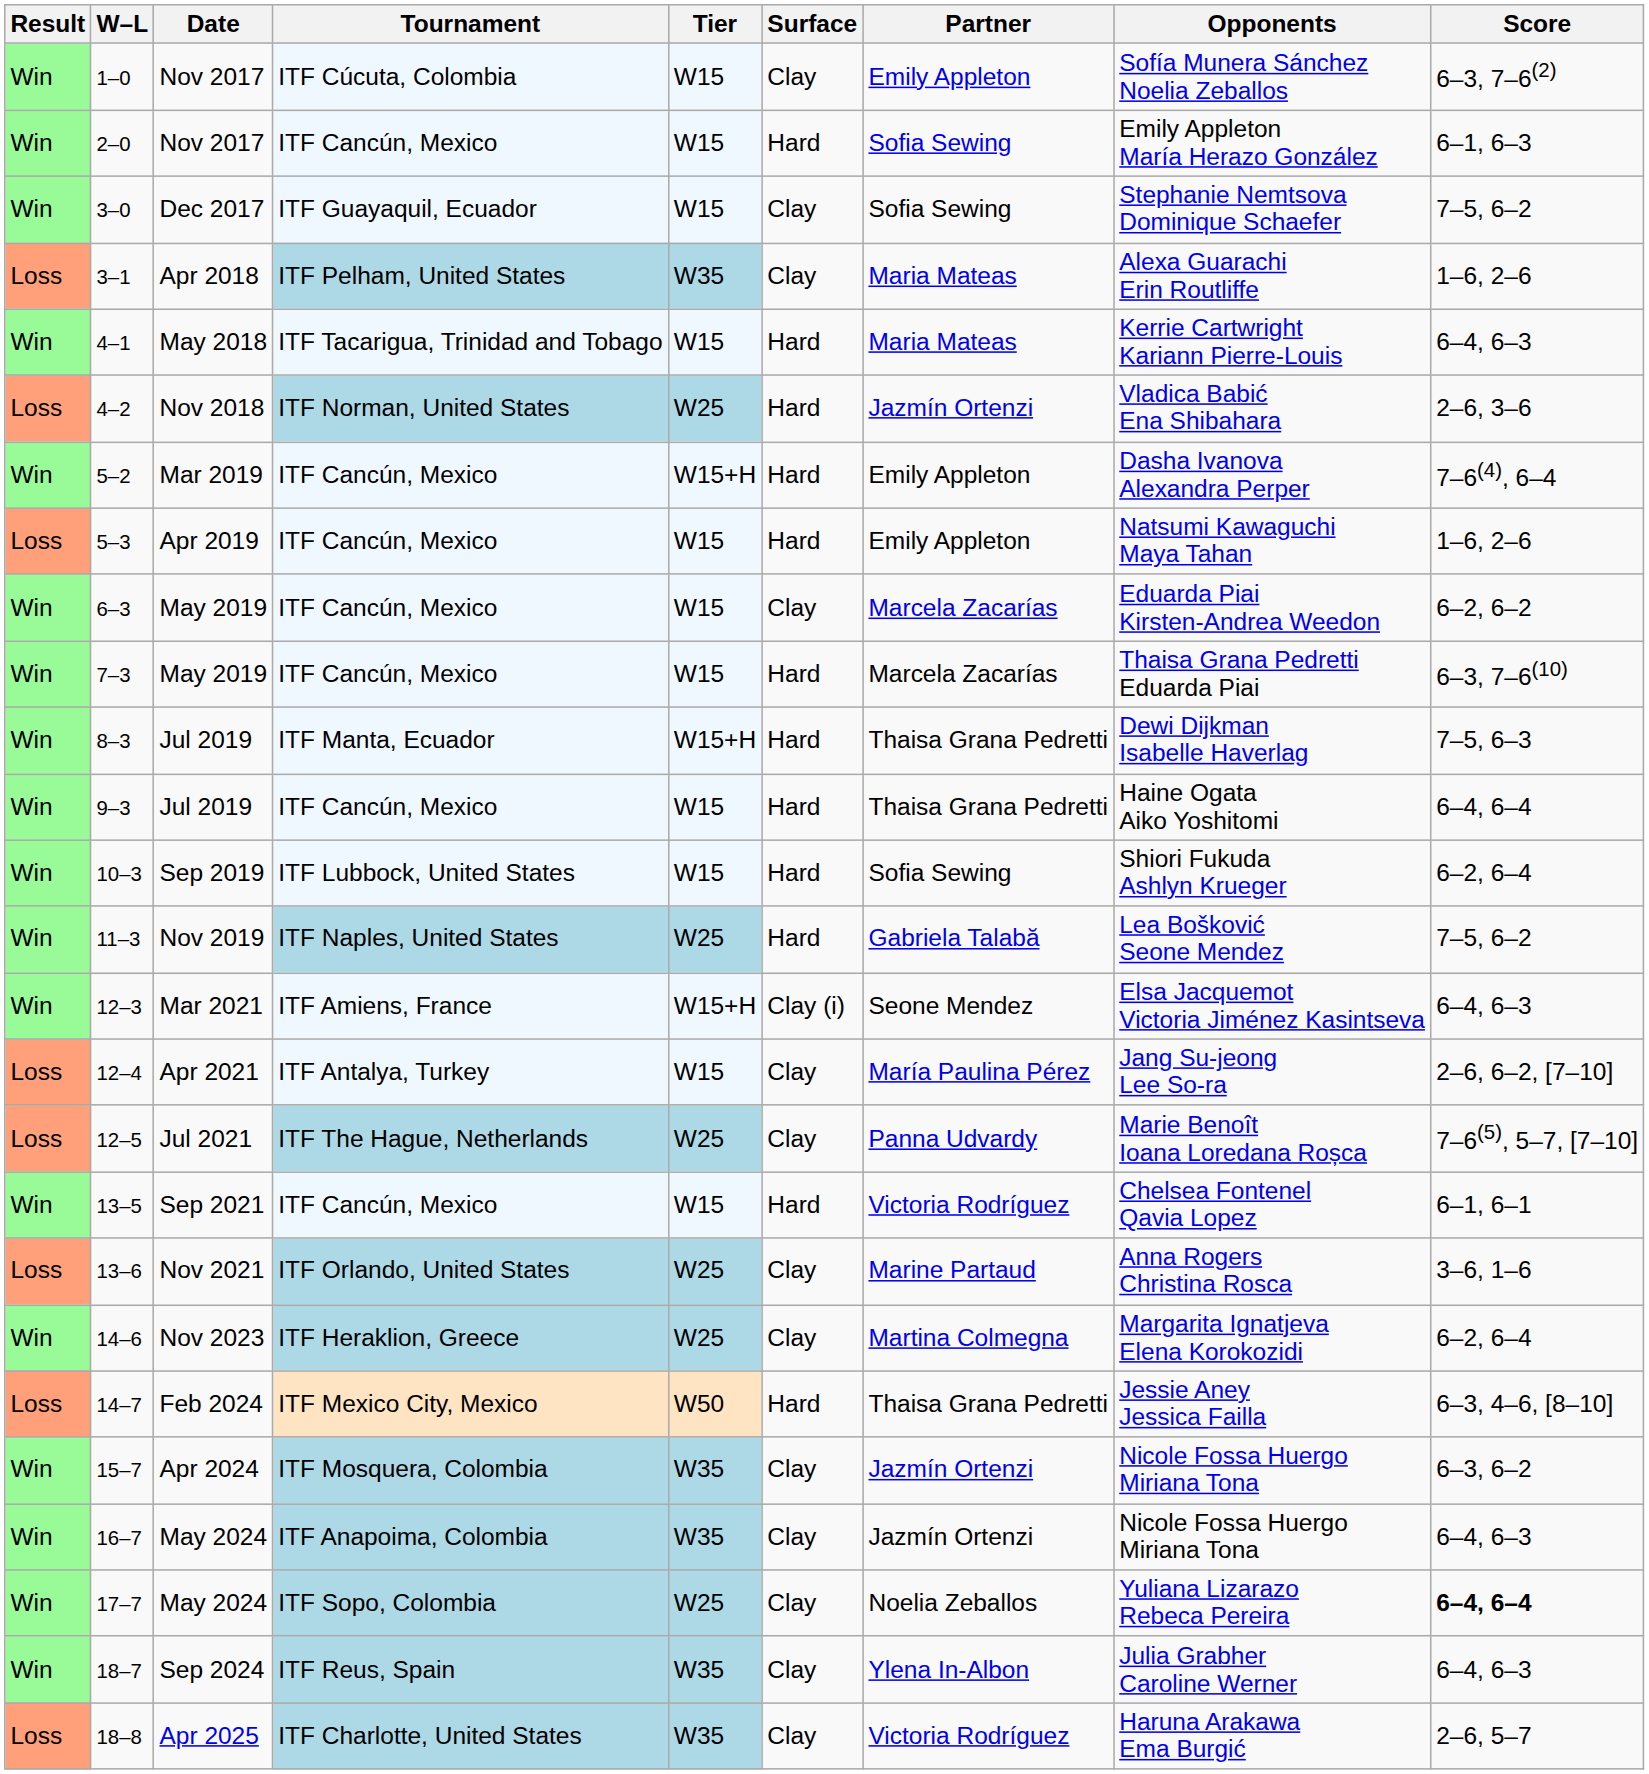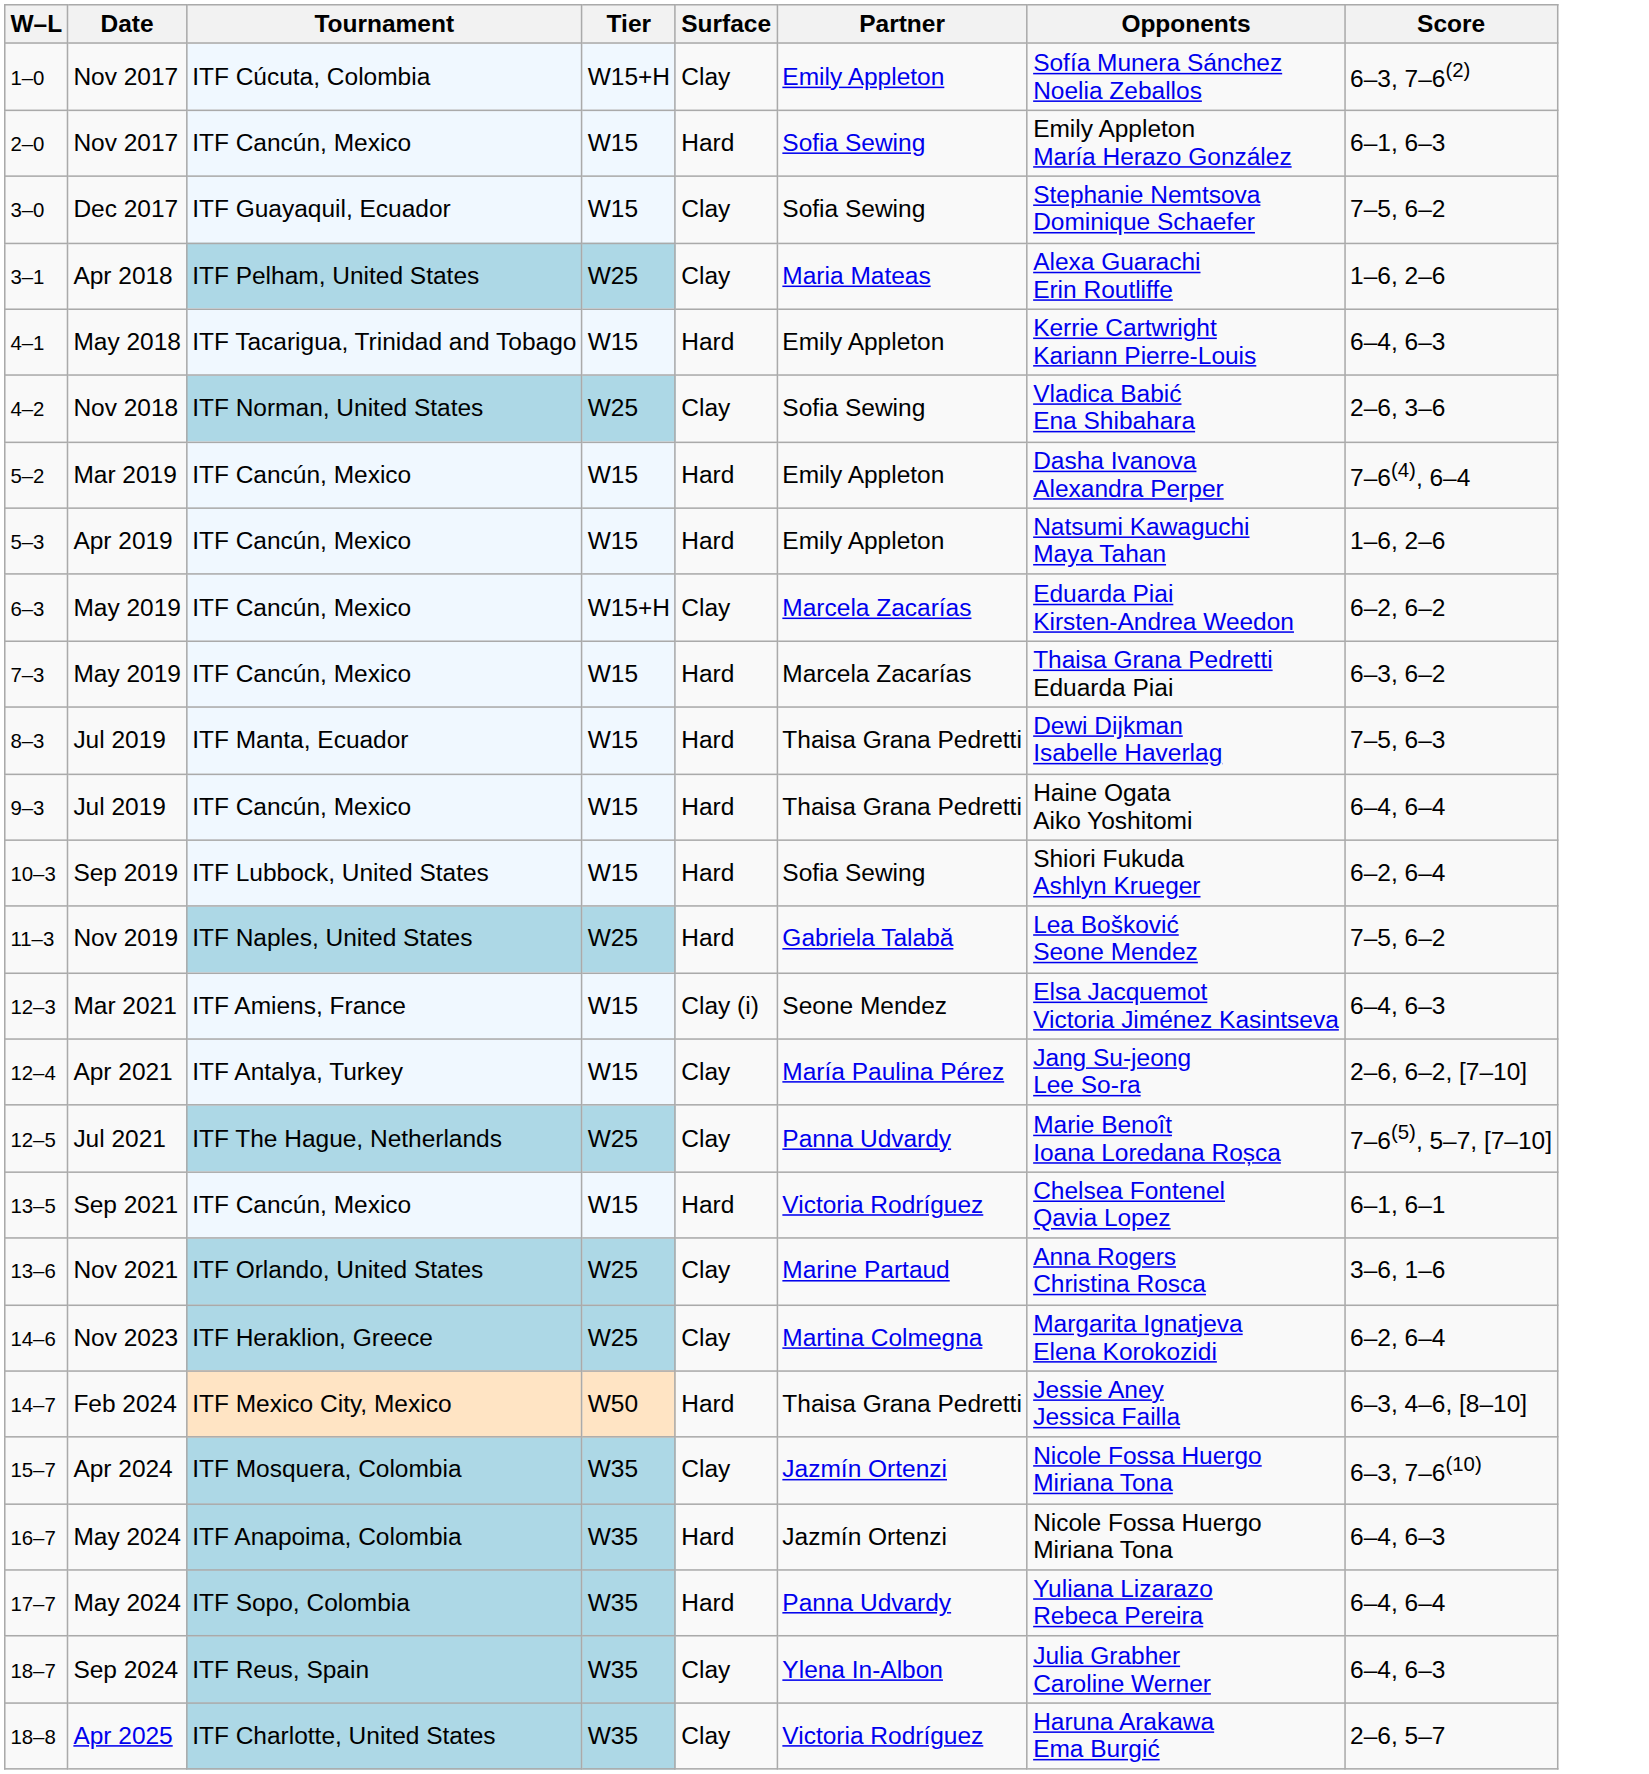- column: (48, 23)
(699, 76) W15 -> (629, 76) W15+H
(699, 275) W35 -> (613, 275) W25
(943, 341) Maria Mateas -> (863, 341) Emily Appleton
(794, 408) Hard -> (706, 408) Clay
(951, 408) Jazmín Ortenzi -> (854, 408) Sofia Sewing
(715, 474) W15+H -> (613, 474) W15
(699, 607) W15 -> (629, 607) W15+H
(1502, 673) 6–3, 7–6(10) -> (1398, 673) 6–3, 6–2
(715, 740) W15+H -> (613, 740) W15
(715, 1005) W15+H -> (613, 1005) W15
(1484, 1470) 6–3, 6–2 -> (1416, 1470) 6–3, 7–6(10)
(792, 1536) Clay -> (708, 1536) Hard
(699, 1602) W25 -> (613, 1602) W35
(792, 1602) Clay -> (708, 1602) Hard
(953, 1602) Noelia Zeballos -> (867, 1602) Panna Udvardy
(1484, 1602) bold -> (1398, 1602) normal
